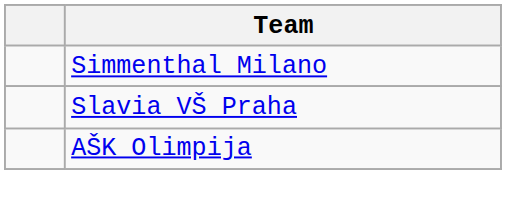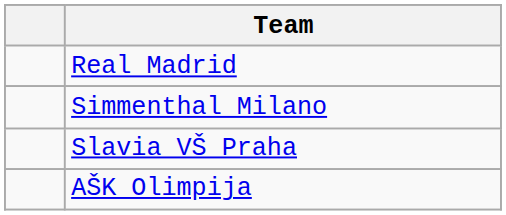+ row: (154, 66)
